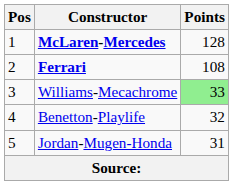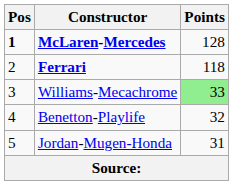(12, 42) normal -> (12, 42) bold
(213, 67) 108 -> (214, 67) 118
